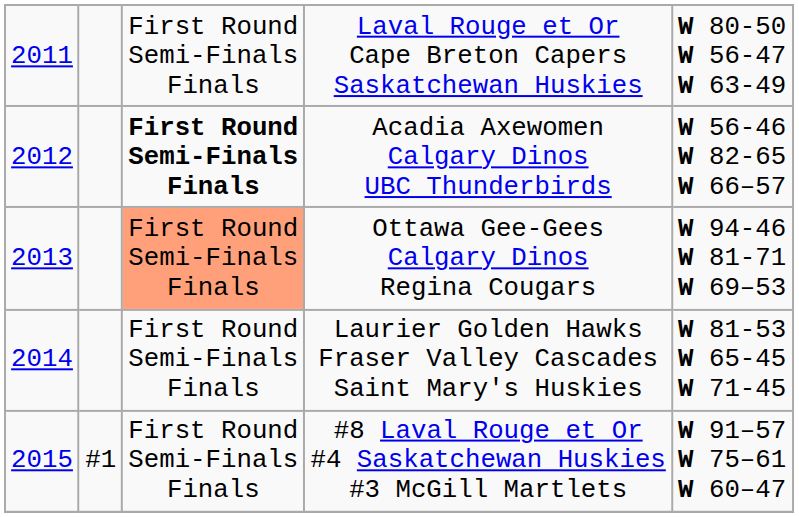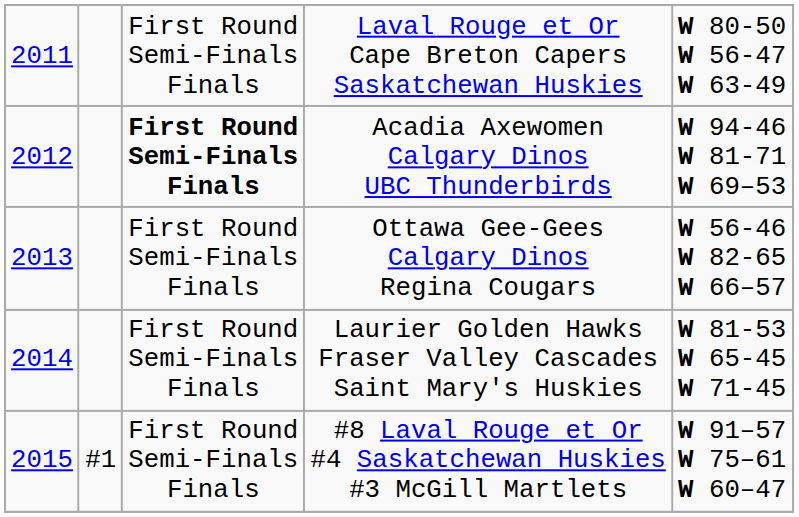(732, 157) W 56-46 W 82-65 W 66–57 -> (732, 157) W 94-46 W 81-71 W 69–53
(213, 258) lightsalmon background -> (213, 258) no background
(732, 258) W 94-46 W 81-71 W 69–53 -> (732, 258) W 56-46 W 82-65 W 66–57
